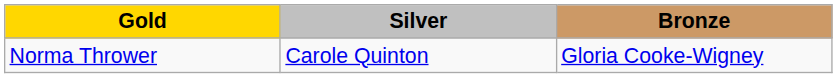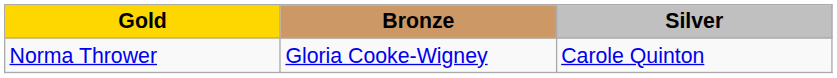columns swapped: (418, 21) <-> (694, 21)
